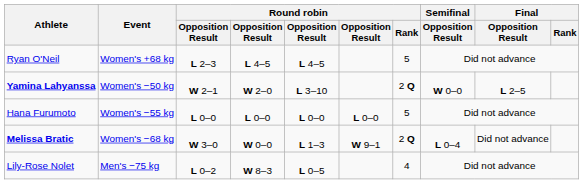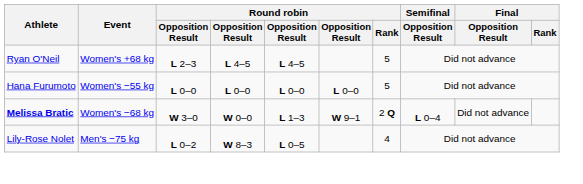- row: (51, 86)
